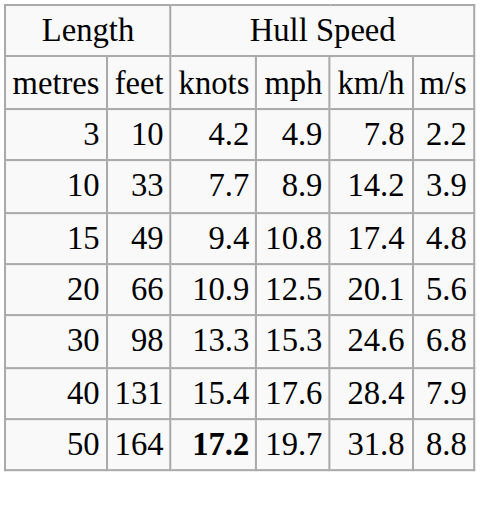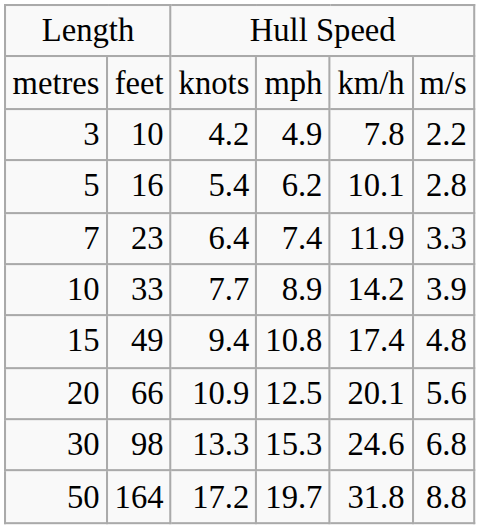+ row: (91, 185)
+ row: (91, 237)
- row: (83, 392)
(221, 444) bold -> (221, 496) normal
